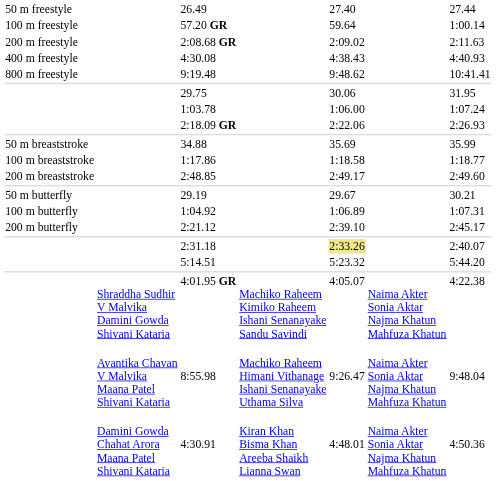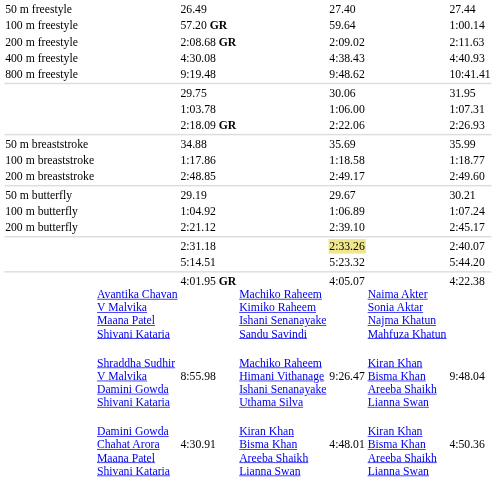(467, 109) 1:07.24 -> (467, 109) 1:07.31
(467, 211) 1:07.31 -> (467, 211) 1:07.24
(136, 314) Shraddha Sudhir V Malvika Damini Gowda Shivani Kataria -> (137, 314) Avantika Chavan V Malvika Maana Patel Shivani Kataria
(137, 382) Avantika Chavan V Malvika Maana Patel Shivani Kataria -> (136, 382) Shraddha Sudhir V Malvika Damini Gowda Shivani Kataria
(407, 382) Naima Akter Sonia Aktar Najma Khatun Mahfuza Khatun -> (402, 382) Kiran Khan Bisma Khan Areeba Shaikh Lianna Swan
(407, 451) Naima Akter Sonia Aktar Najma Khatun Mahfuza Khatun -> (402, 451) Kiran Khan Bisma Khan Areeba Shaikh Lianna Swan
